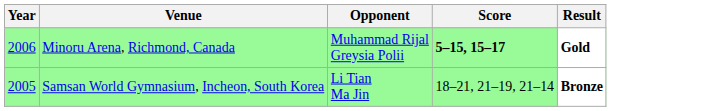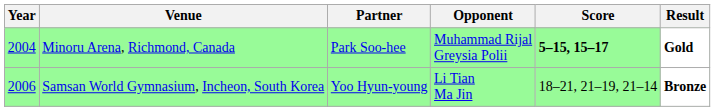+ column: (379, 16)
(22, 47) 2006 -> (22, 47) 2004
(22, 87) 2005 -> (22, 87) 2006
